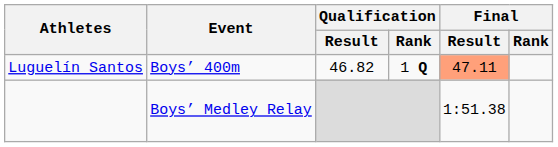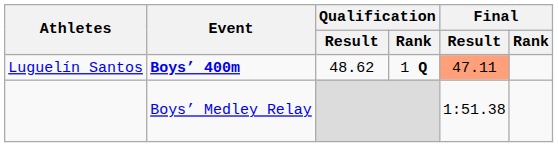(195, 67) normal -> (195, 67) bold
(352, 67) 46.82 -> (352, 67) 48.62
